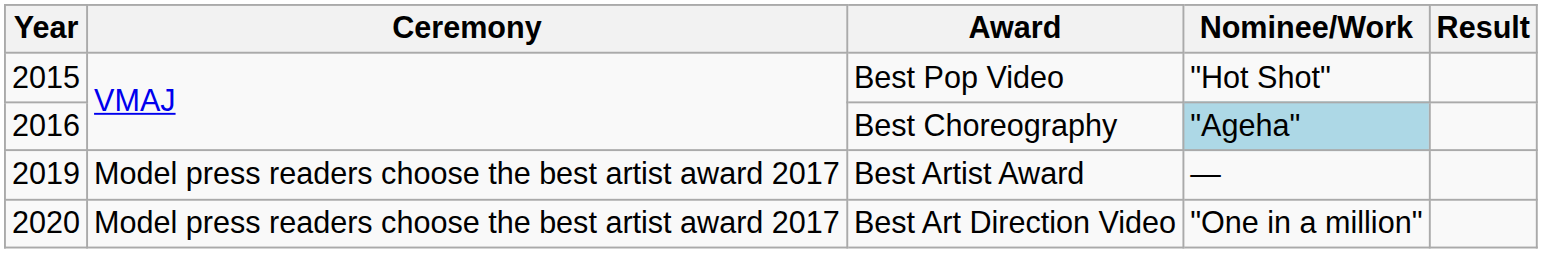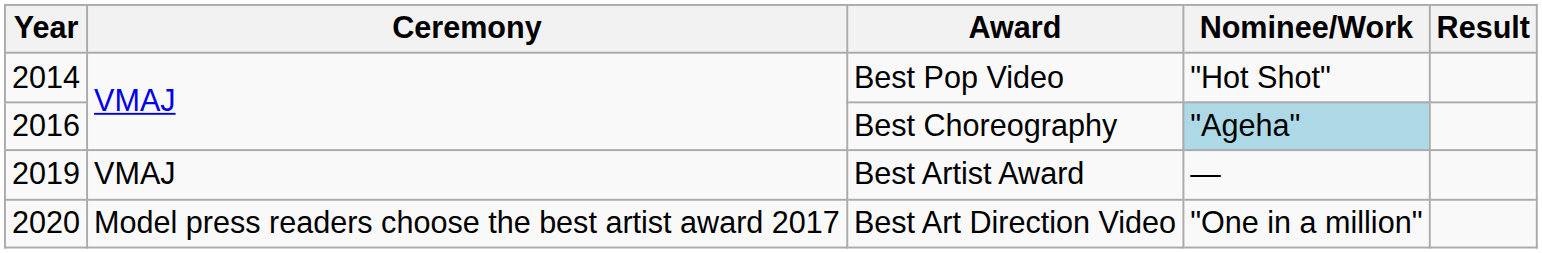(46, 77) 2015 -> (46, 77) 2014
(467, 174) Model press readers choose the best artist award 2017 -> (135, 174) VMAJ
